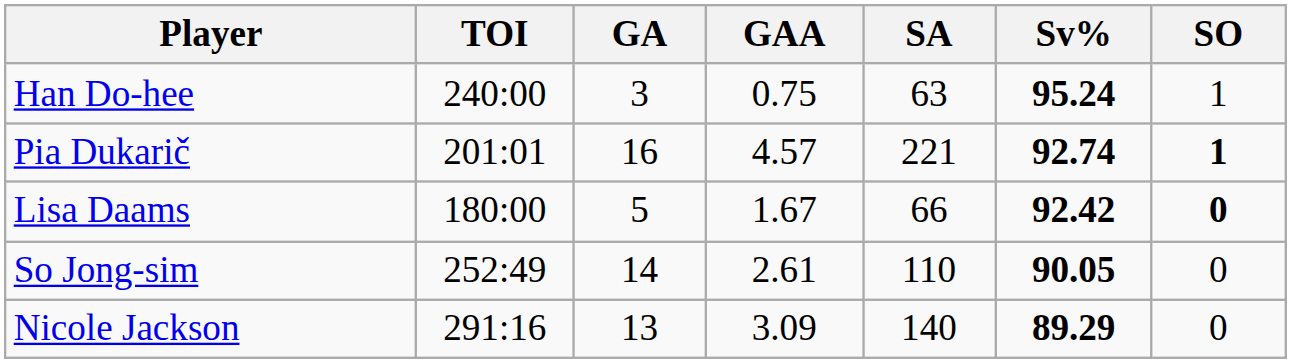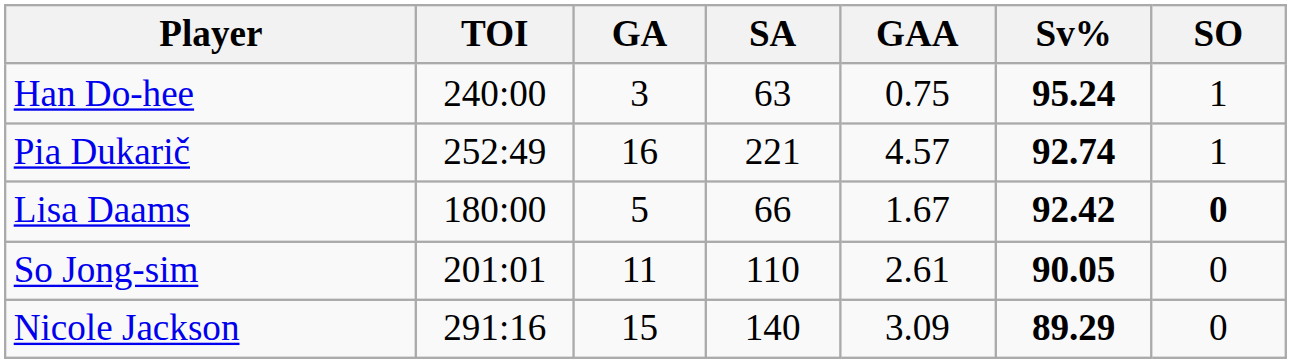columns swapped: (784, 33) <-> (929, 33)
(495, 151) 201:01 -> (495, 151) 252:49
(1218, 151) bold -> (1218, 151) normal
(495, 269) 252:49 -> (495, 269) 201:01
(640, 269) 14 -> (640, 269) 11
(640, 328) 13 -> (640, 328) 15
